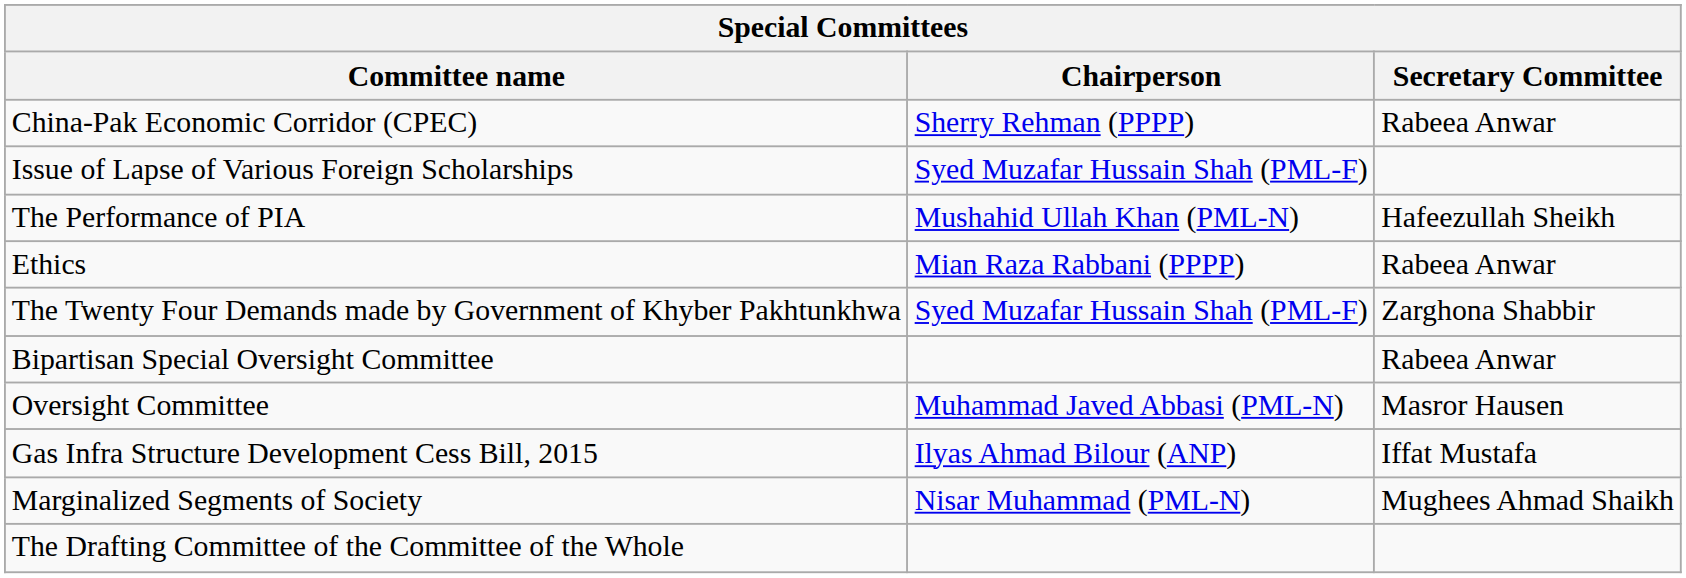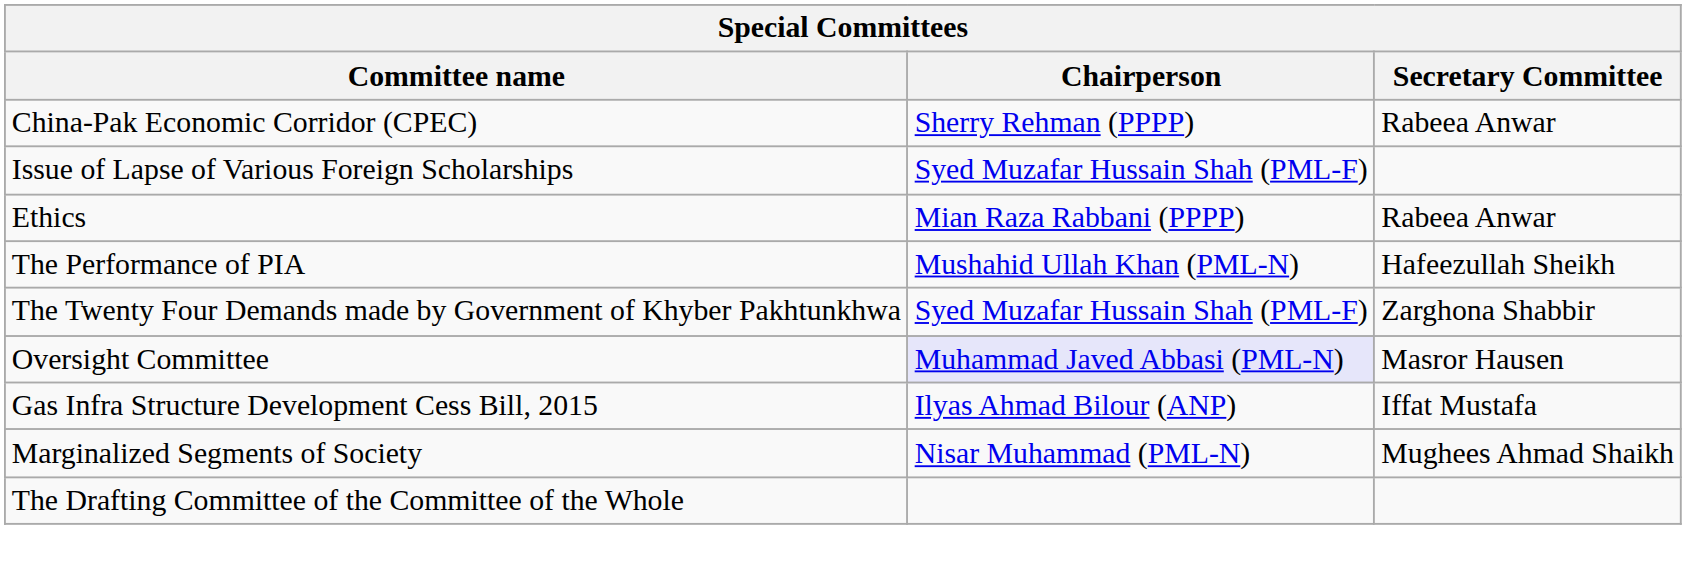rows swapped: (49, 264) <-> (158, 216)
- row: (253, 358)
(1129, 405) no background -> (1129, 358) lavender background
